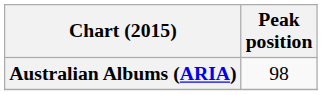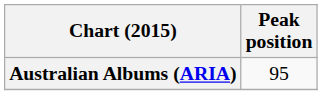(279, 73) 98 -> (279, 73) 95
